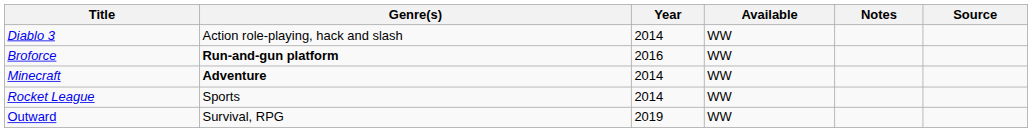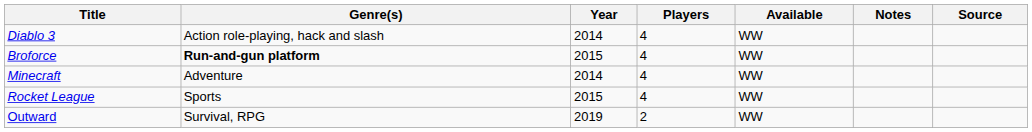+ column: (686, 14)
(649, 55) 2016 -> (588, 55) 2015
(235, 76) bold -> (213, 76) normal
(649, 96) 2014 -> (588, 96) 2015
